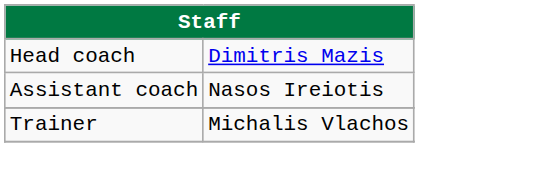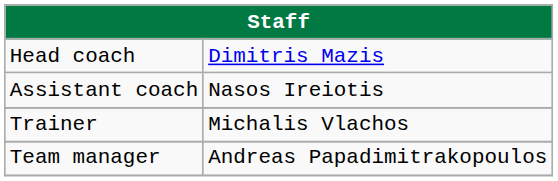+ row: (85, 158)
